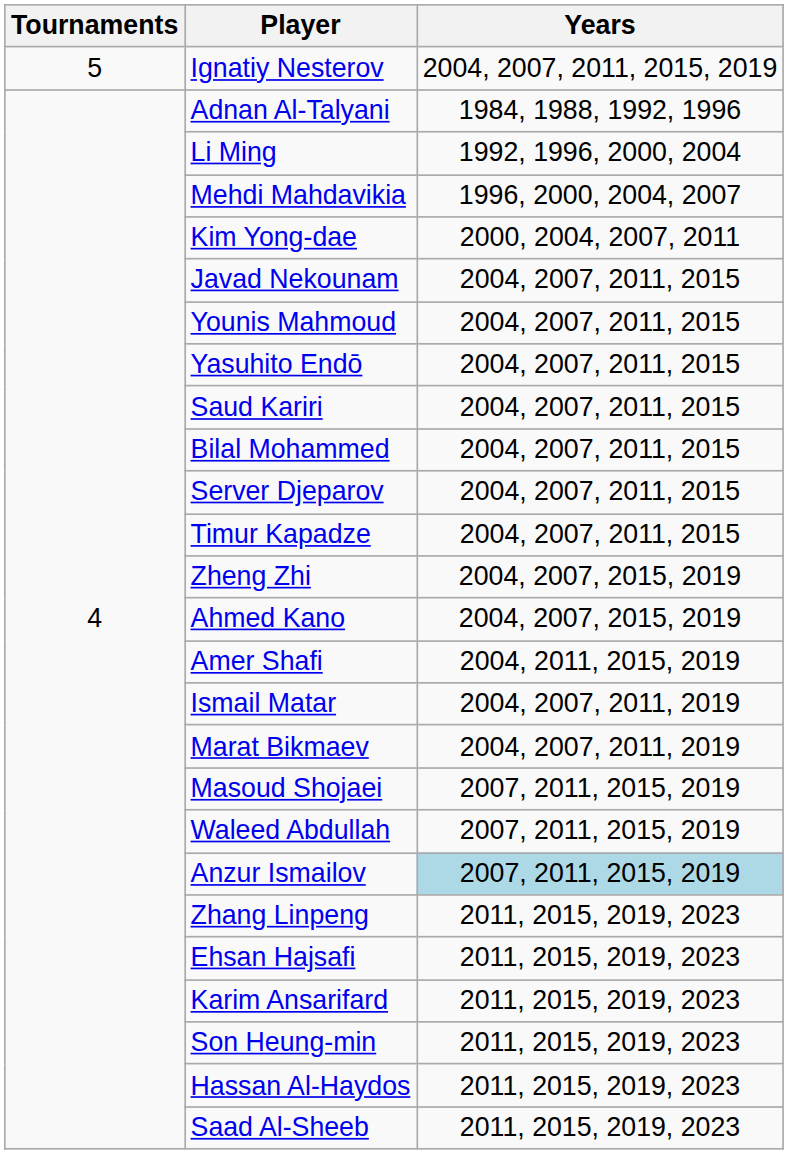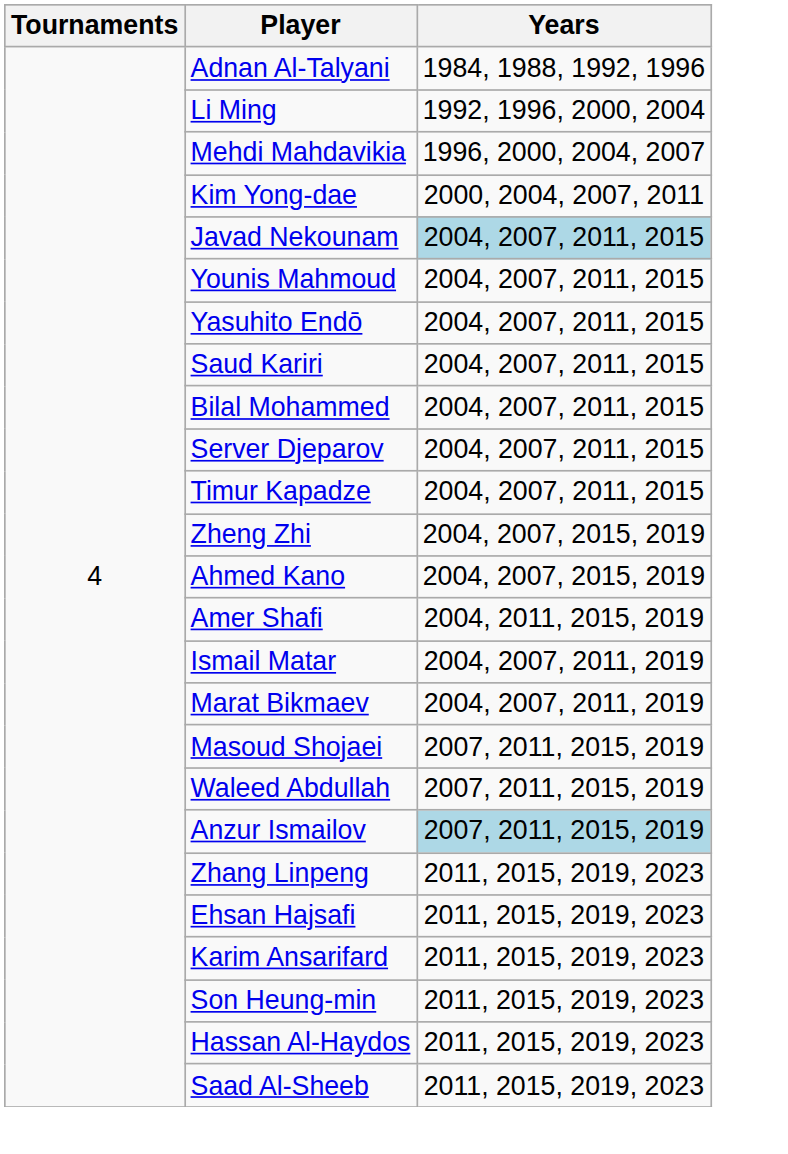- row: (287, 68)
(600, 279) no background -> (564, 237) lightblue background
